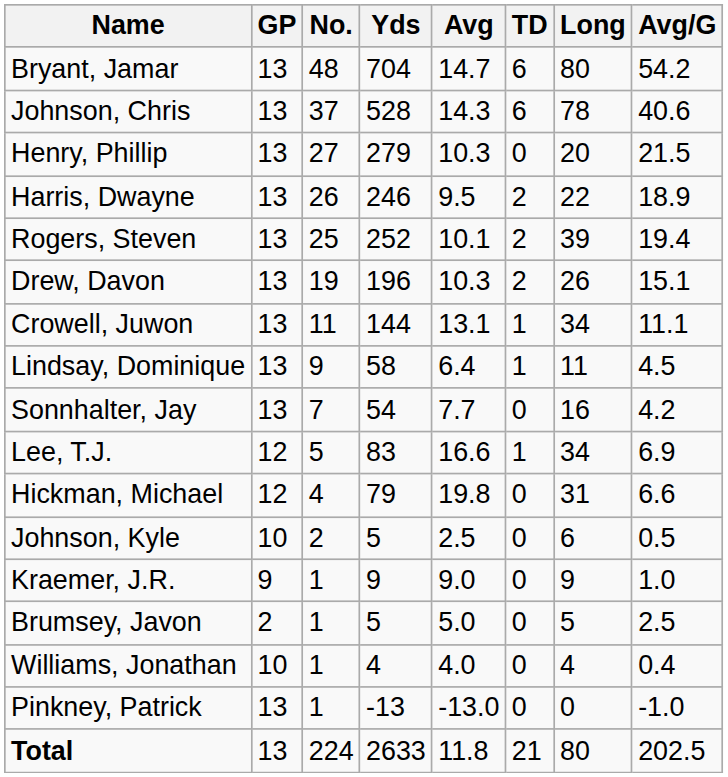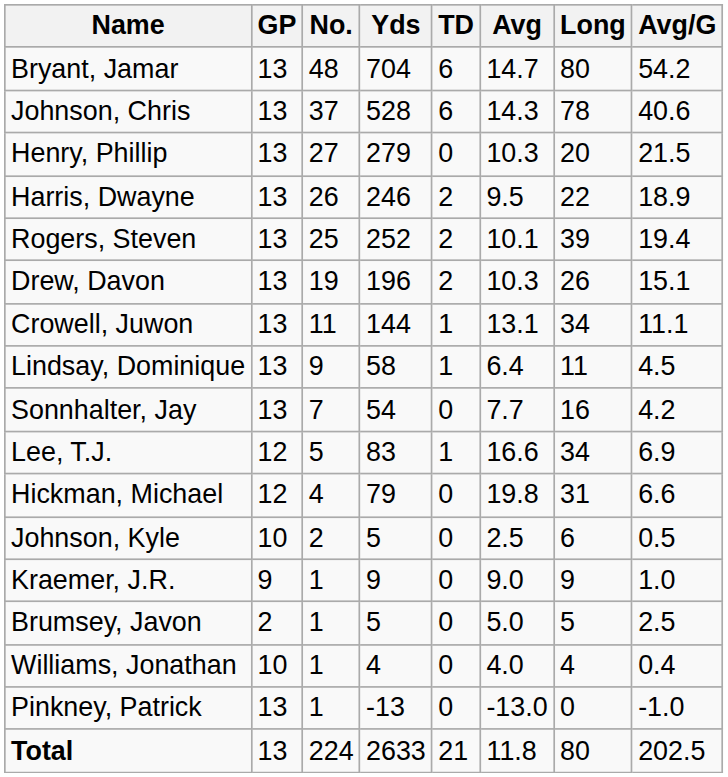columns swapped: (469, 25) <-> (530, 25)
